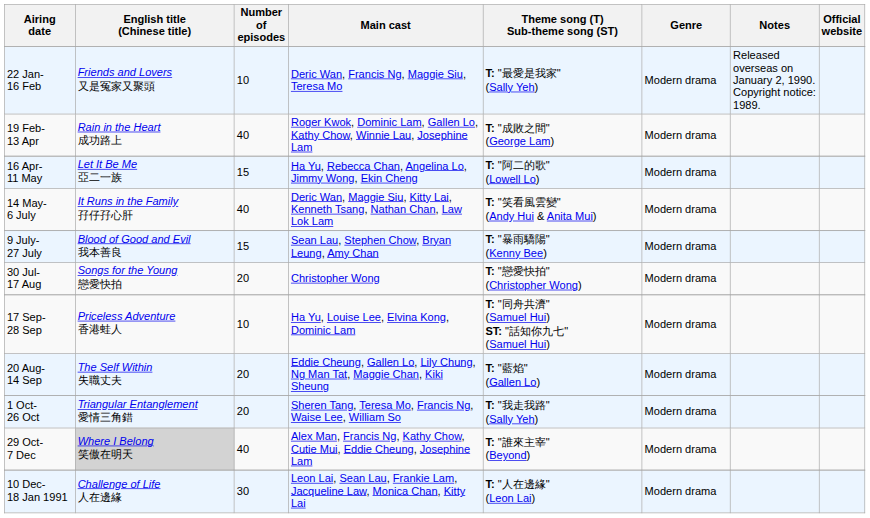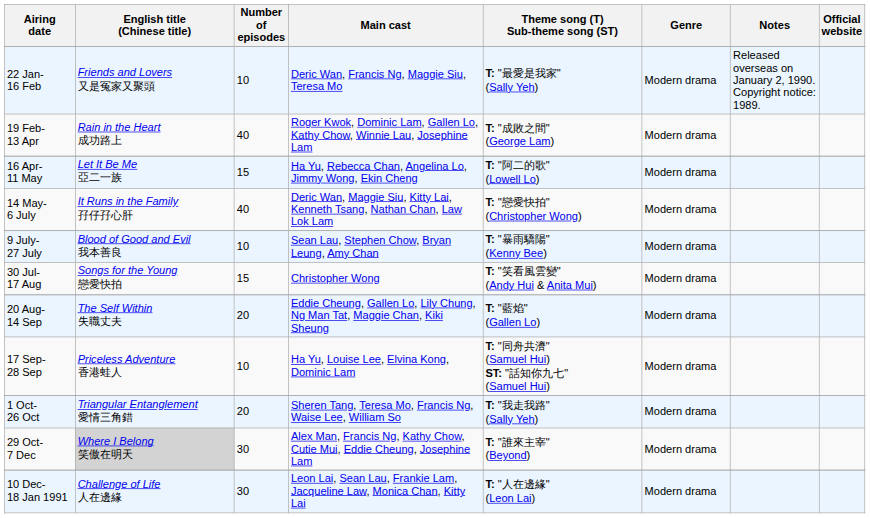(541, 209) T: "笑看風雲變" (Andy Hui & Anita Mui) -> (534, 209) T: "戀愛快拍" (Christopher Wong)
(243, 246) 15 -> (243, 246) 10
(243, 278) 20 -> (243, 278) 15
(534, 279) T: "戀愛快拍" (Christopher Wong) -> (541, 279) T: "笑看風雲變" (Andy Hui & Anita Mui)
rows swapped: (26, 374) <-> (26, 324)
(243, 449) 40 -> (243, 449) 30
